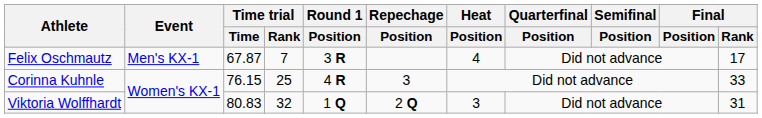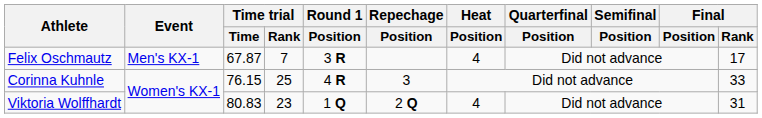(284, 103) 32 -> (284, 103) 23
(476, 103) 3 -> (476, 103) 4
